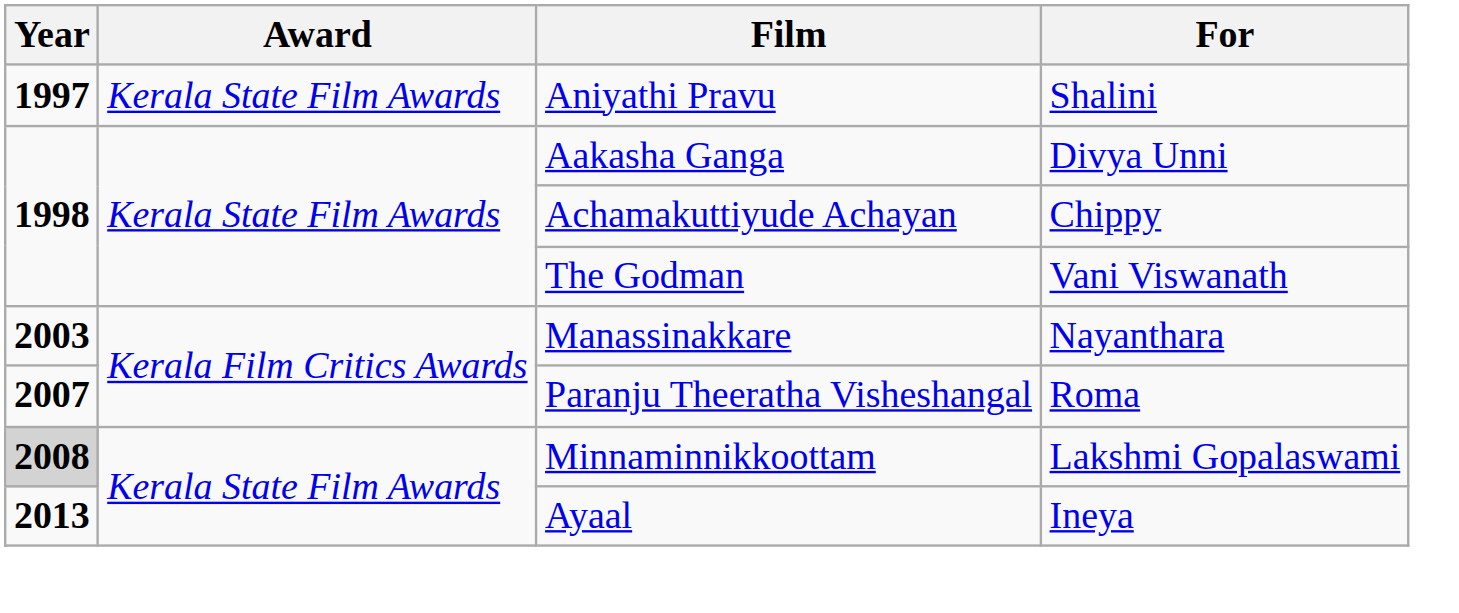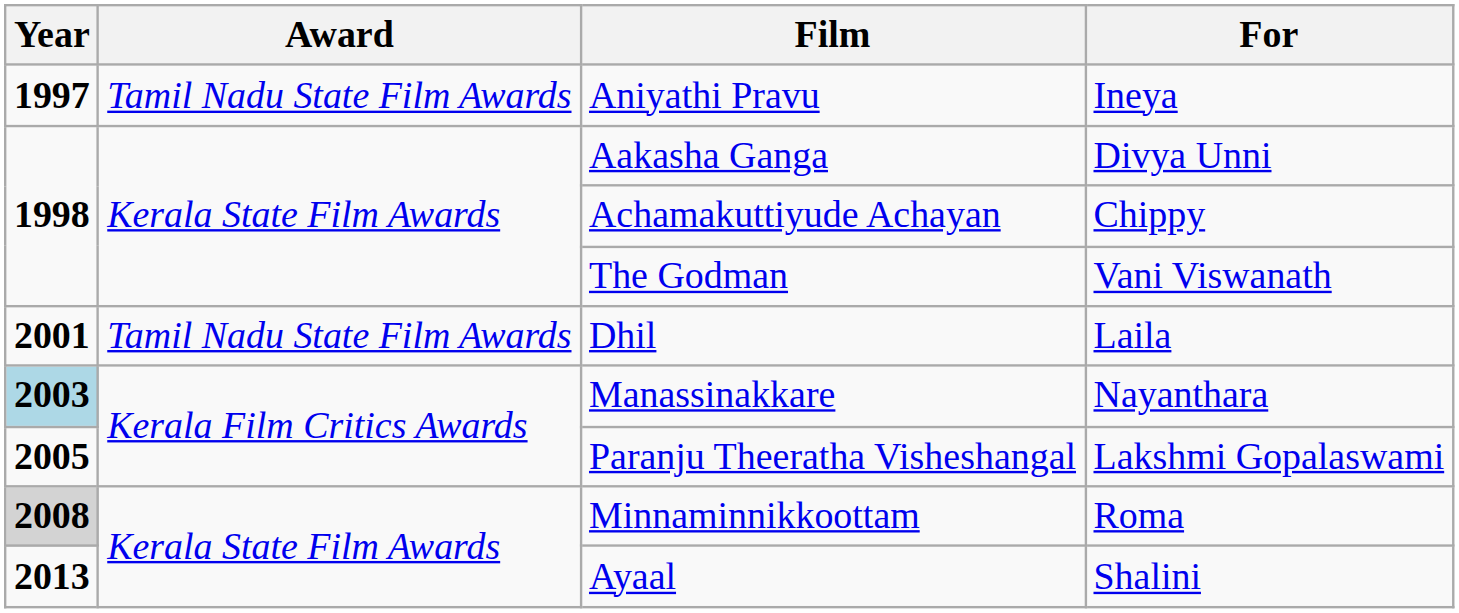(304, 94) Kerala State Film Awards -> (339, 94) Tamil Nadu State Film Awards
(1103, 94) Shalini -> (1136, 94) Ineya
+ row: (623, 335)
(52, 335) no background -> (52, 395) lightblue background
(52, 395) 2007 -> (52, 455) 2005
(1095, 395) Roma -> (1269, 455) Lakshmi Gopalaswami
(1225, 455) Lakshmi Gopalaswami -> (1139, 515) Roma
(1092, 515) Ineya -> (1147, 575) Shalini
